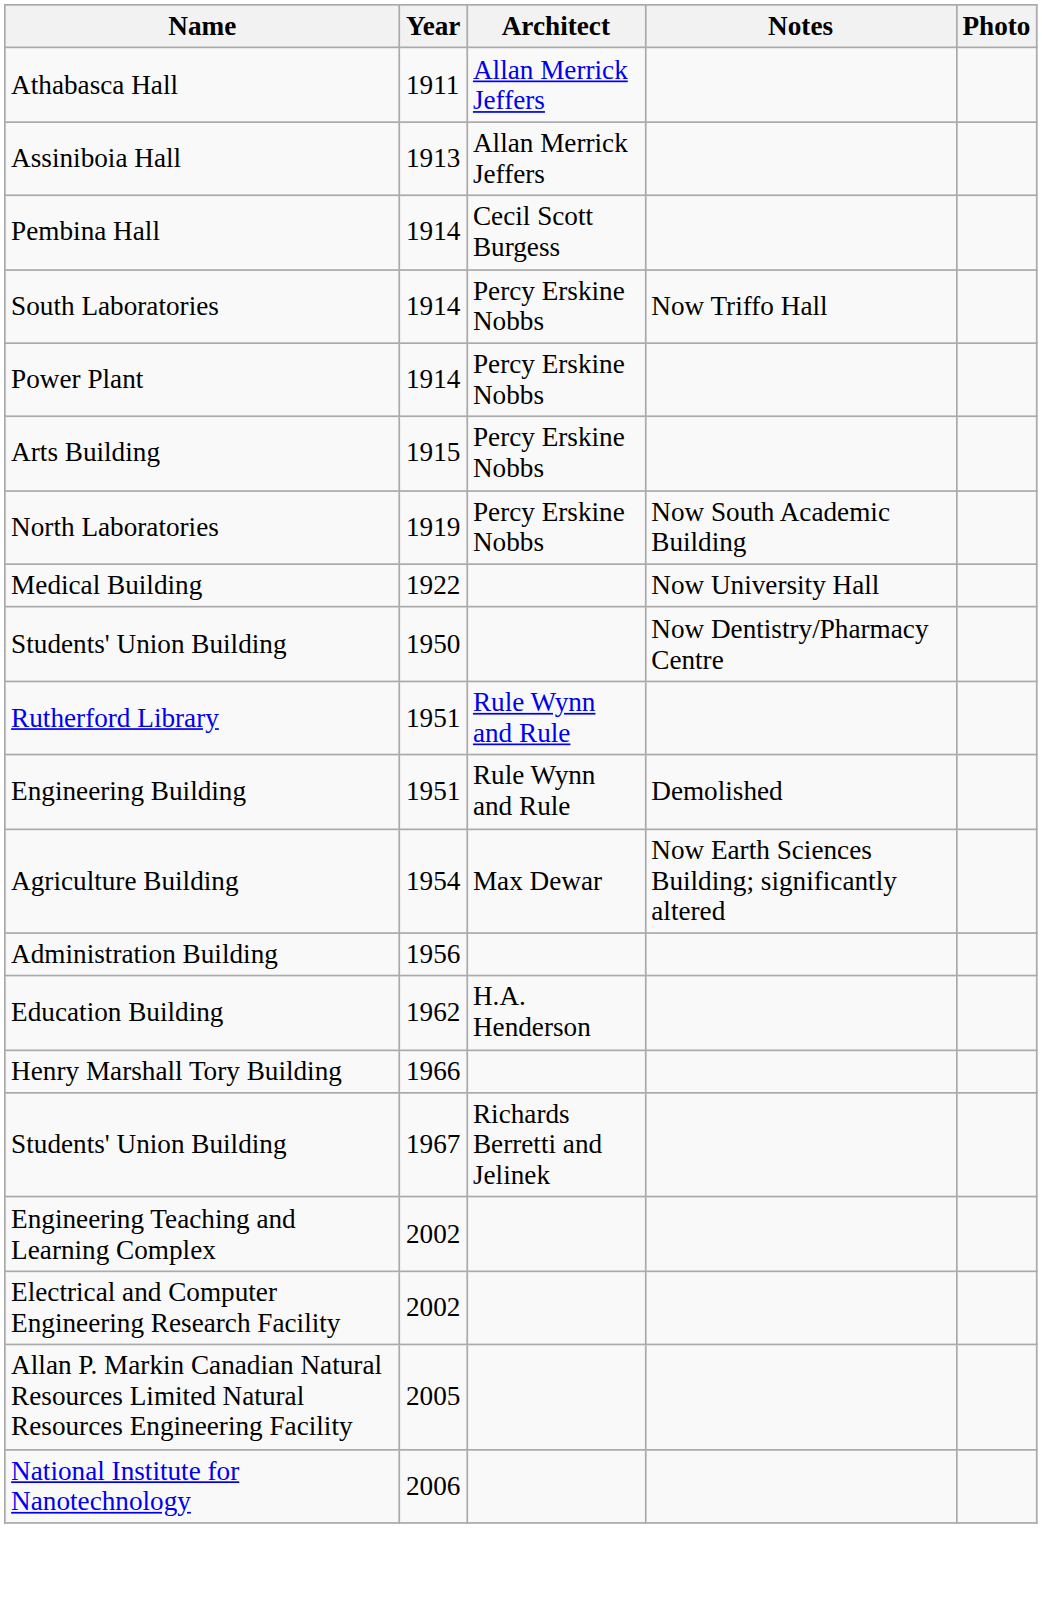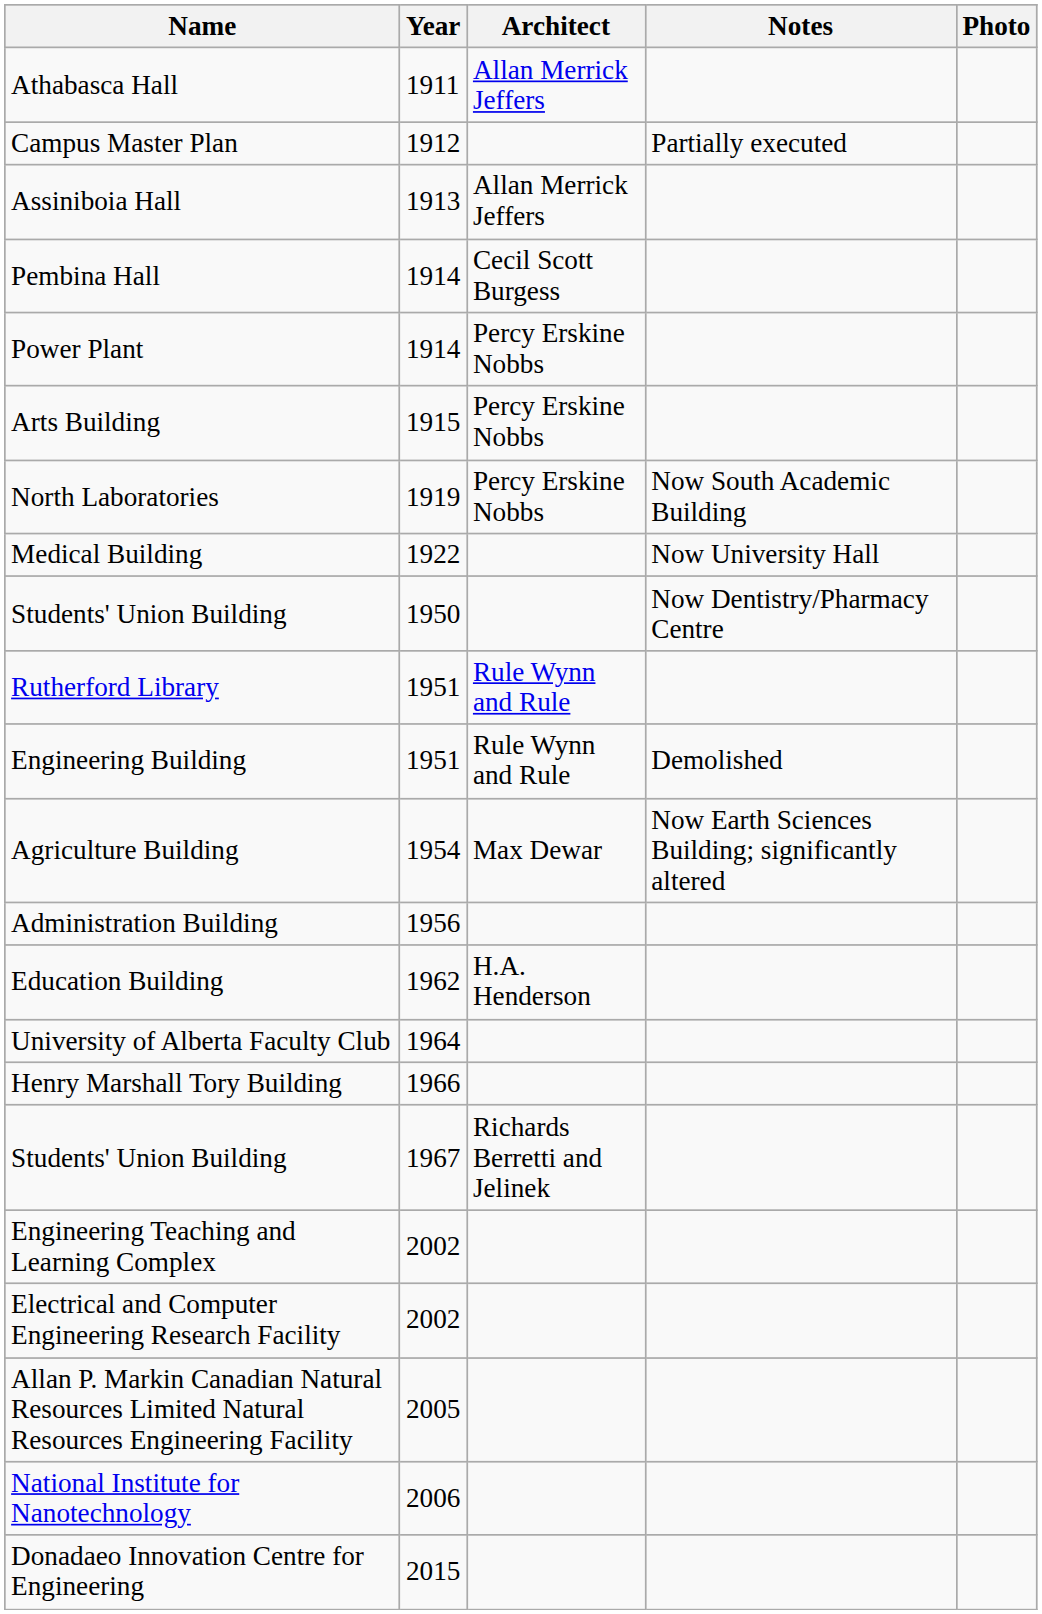+ row: (124, 142)
- row: (115, 305)
+ row: (201, 1040)
+ row: (187, 1571)
